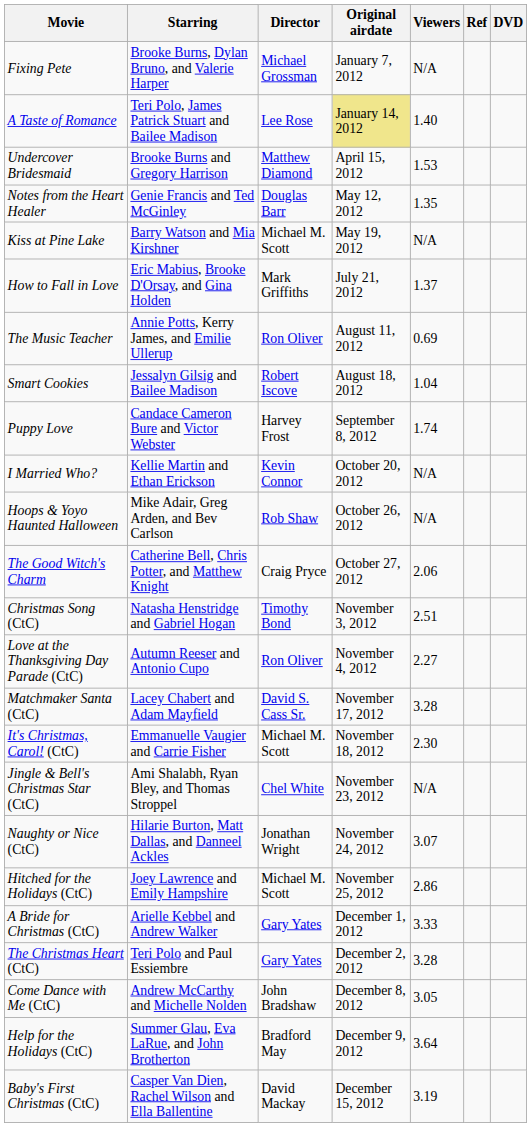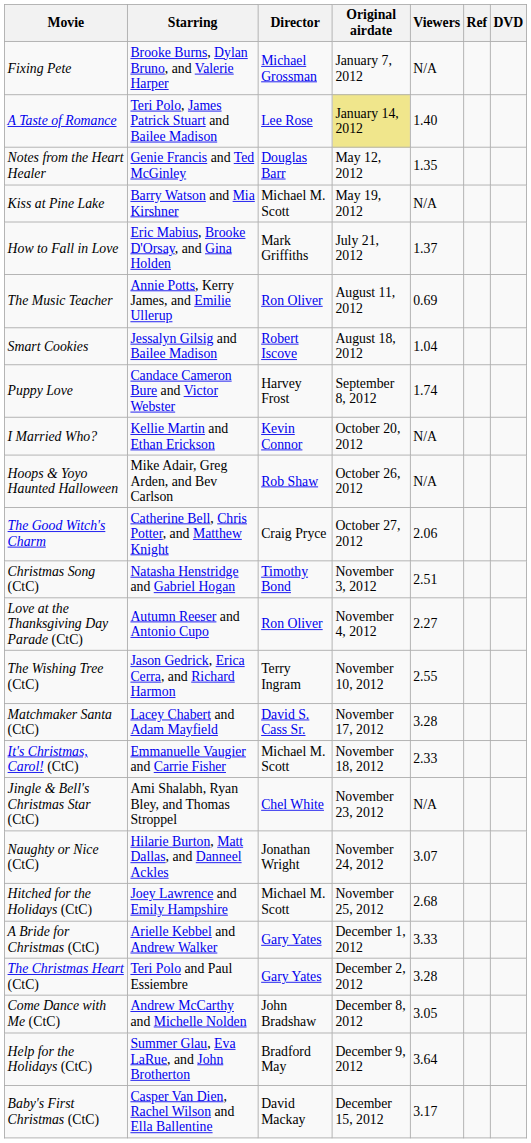- row: (40, 166)
+ row: (56, 676)
(425, 743) 2.30 -> (425, 759) 2.33
(425, 886) 2.86 -> (425, 902) 2.68
(425, 1096) 3.19 -> (425, 1111) 3.17
